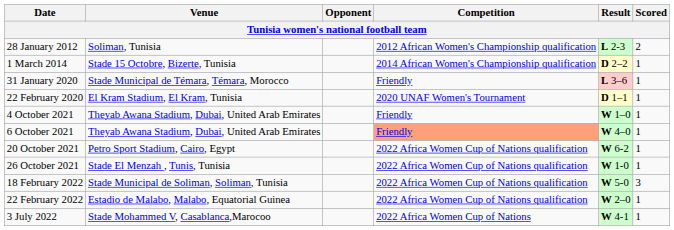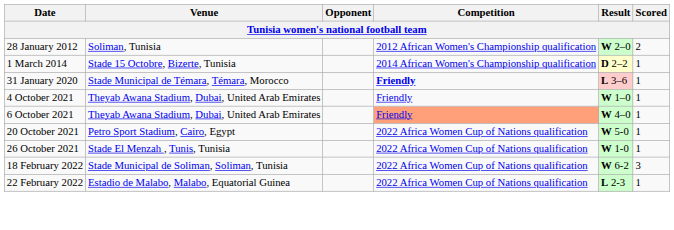(613, 47) L 2-3 -> (616, 47) W 2–0
(394, 81) normal -> (396, 81) bold
- row: (45, 98)
(615, 149) W 6-2 -> (615, 132) W 5-0
(615, 183) W 5-0 -> (615, 166) W 6-2
(616, 200) W 2–0 -> (613, 183) L 2-3
- row: (32, 217)
